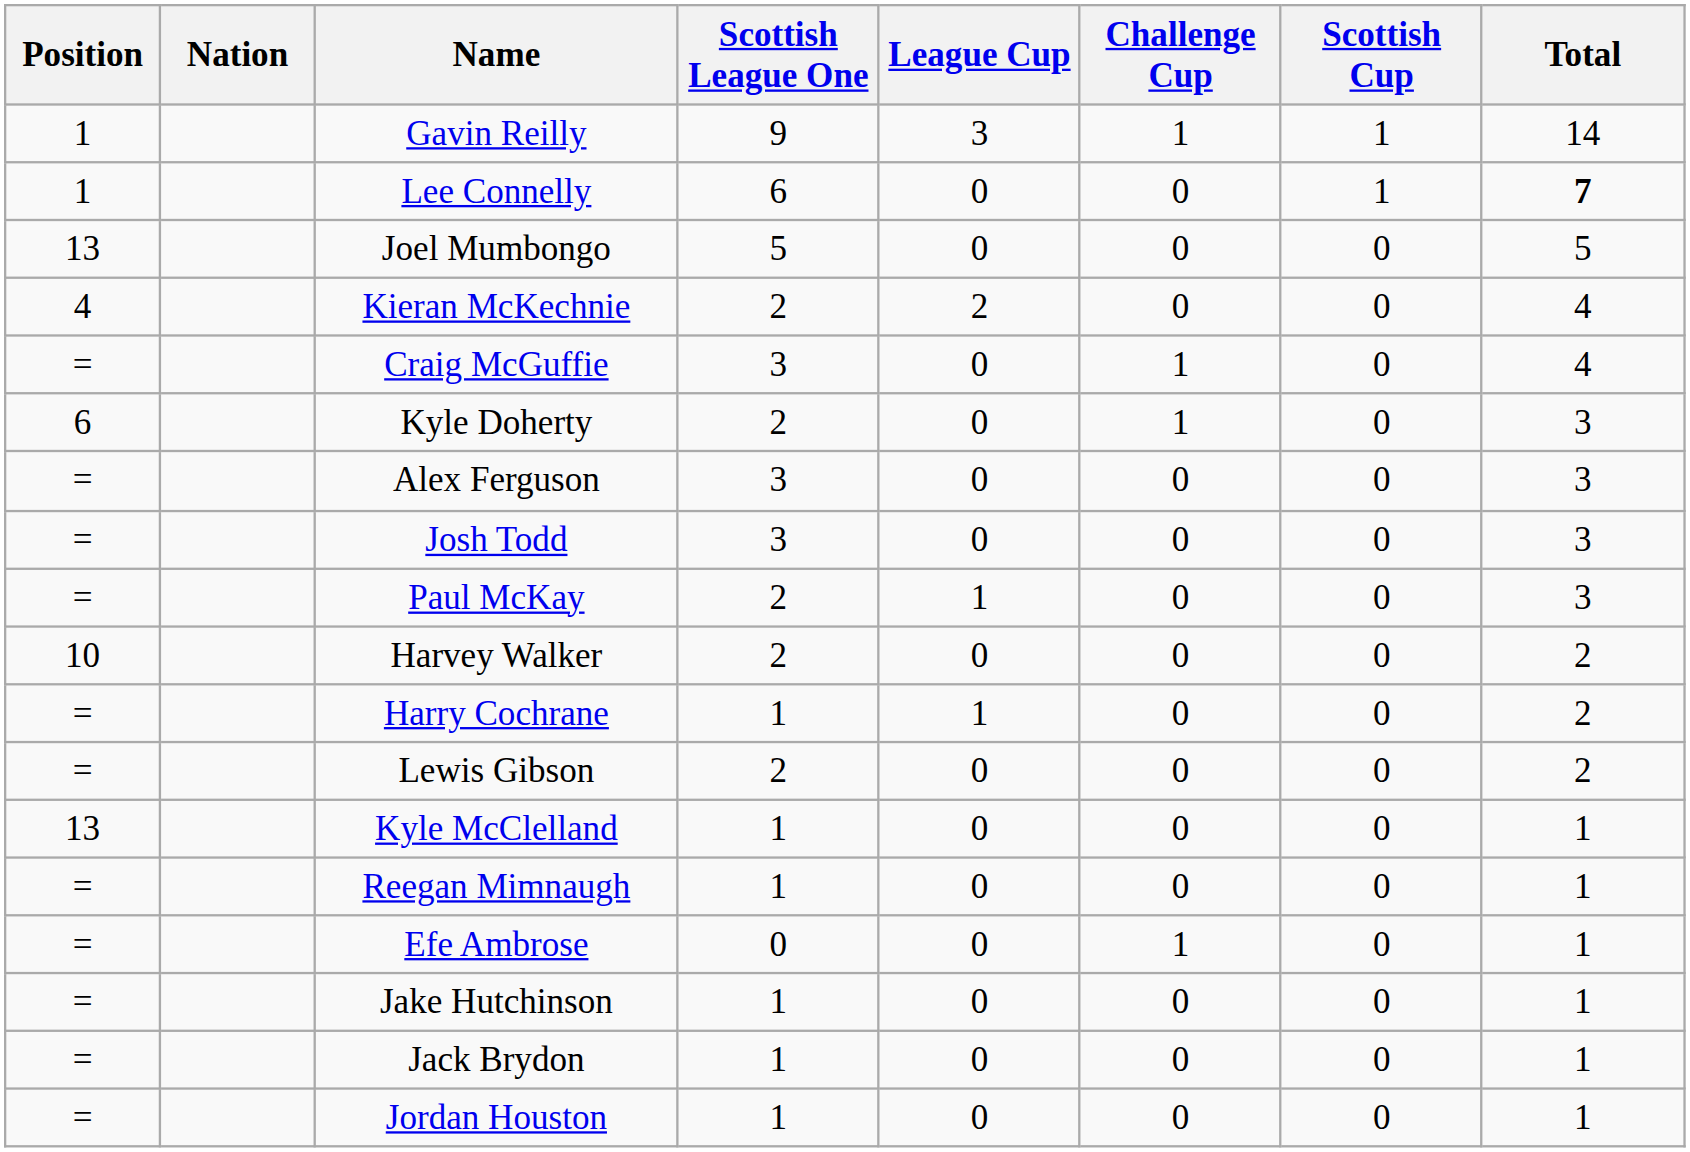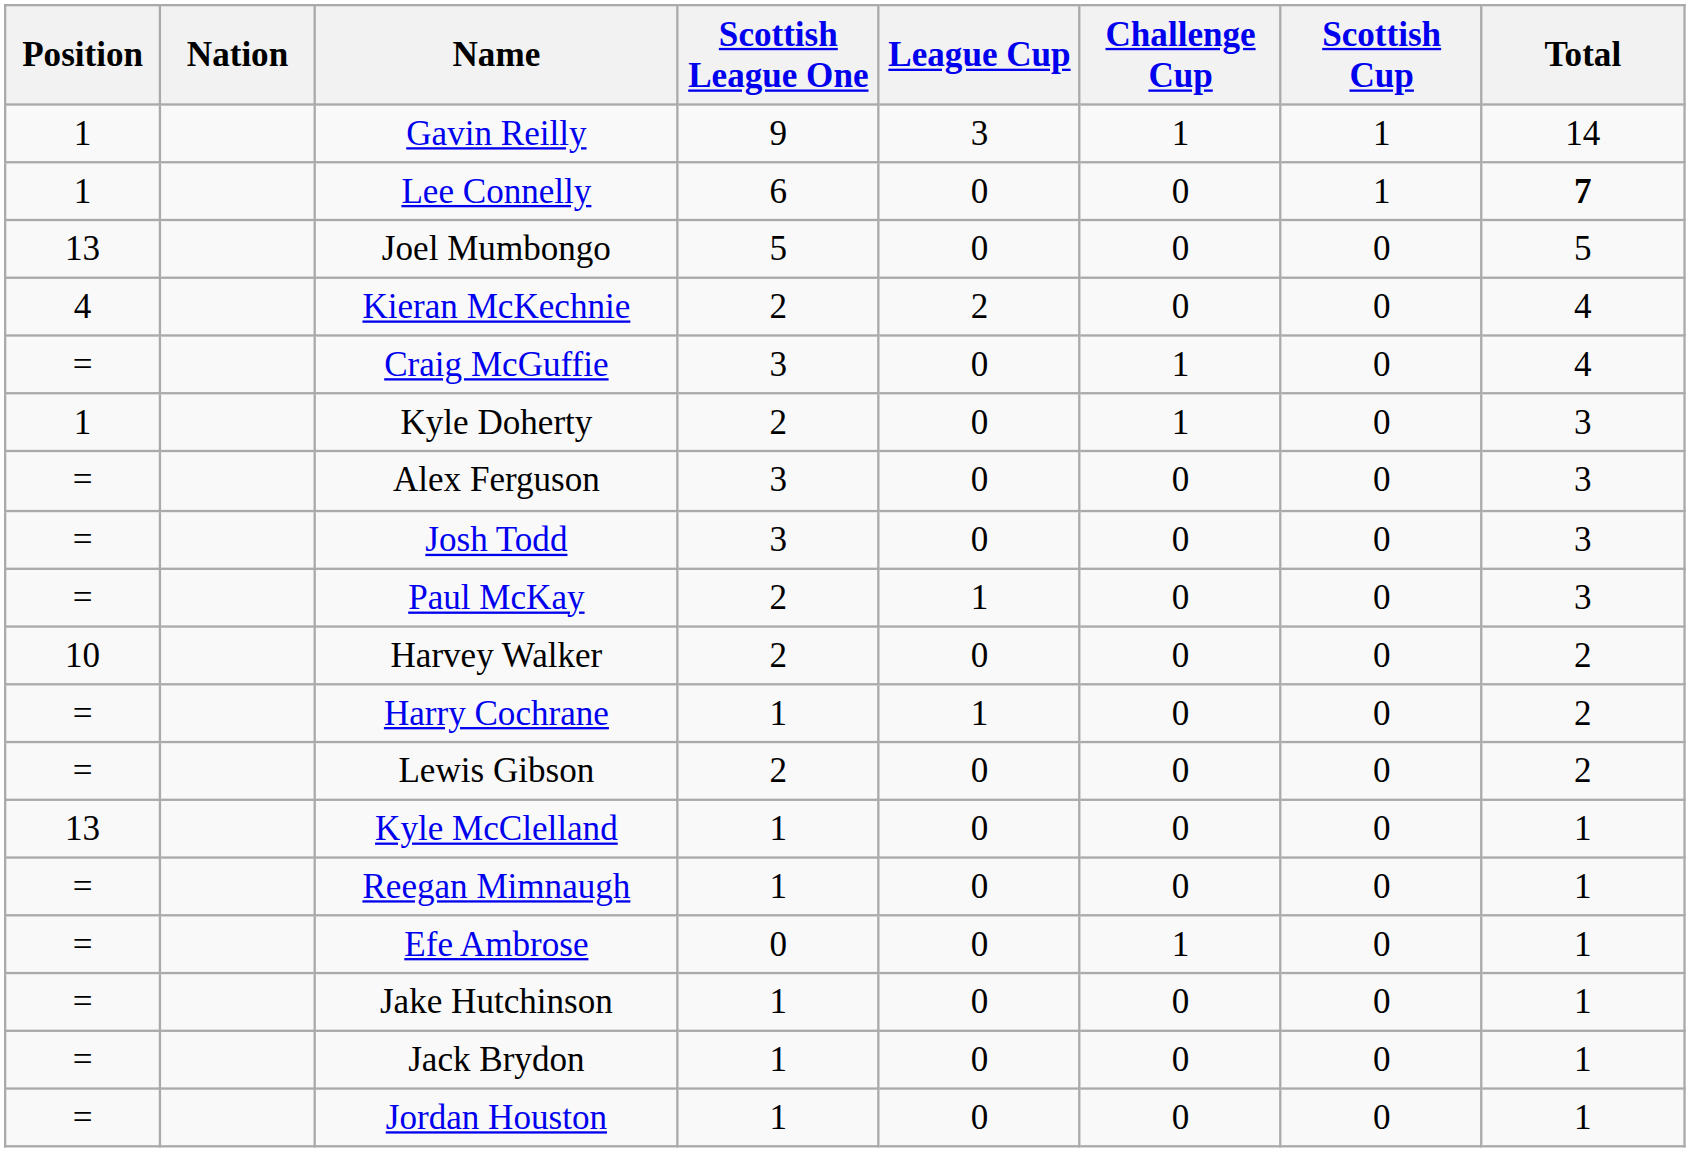(83, 422) 6 -> (83, 422) 1
